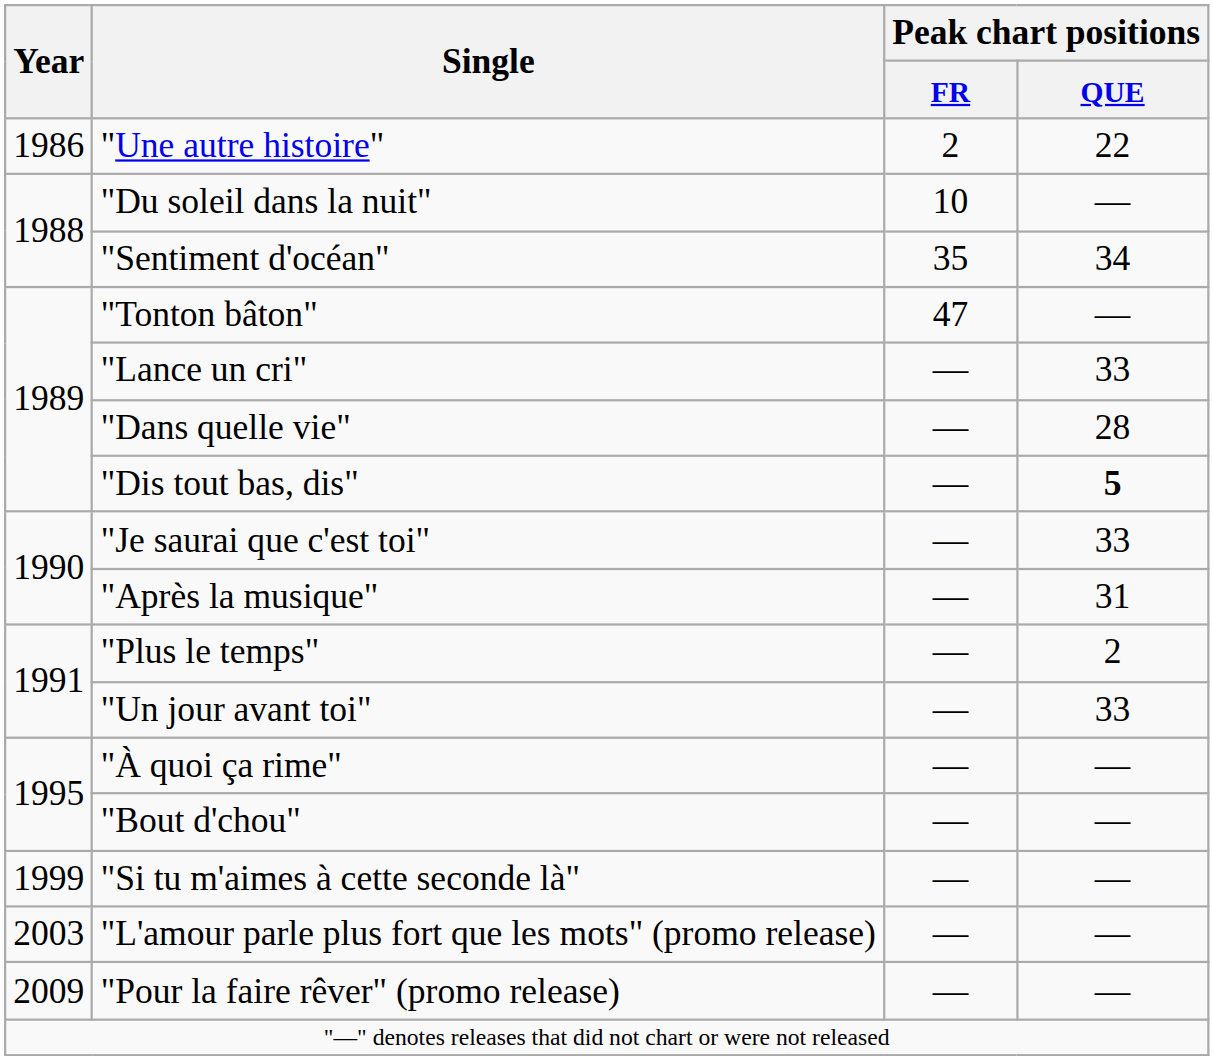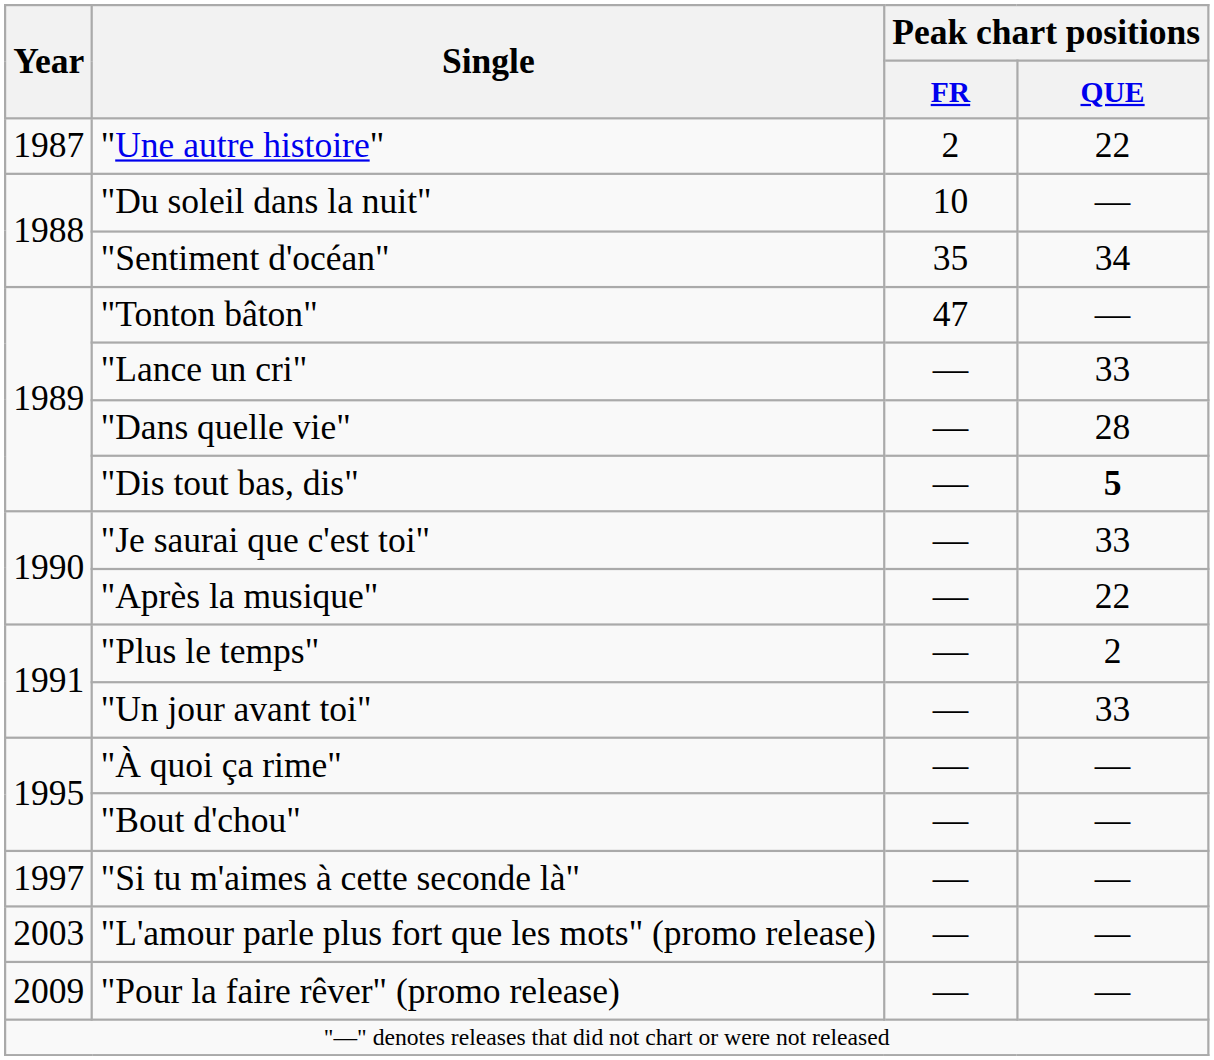(49, 145) 1986 -> (49, 145) 1987
(1113, 595) 31 -> (1113, 595) 22
(49, 877) 1999 -> (49, 877) 1997
